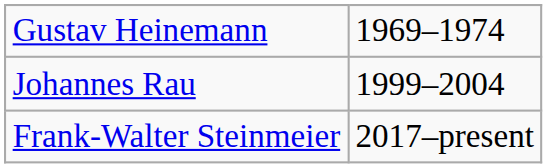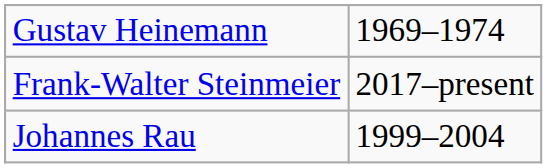rows swapped: (104, 83) <-> (176, 135)
